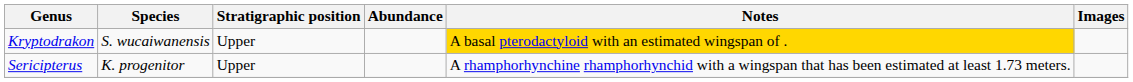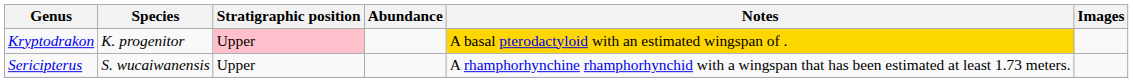(155, 41) S. wucaiwanensis -> (143, 41) K. progenitor
(236, 41) no background -> (236, 41) pink background
(143, 65) K. progenitor -> (155, 65) S. wucaiwanensis
